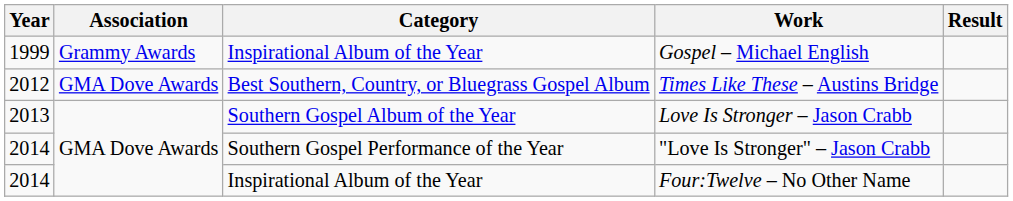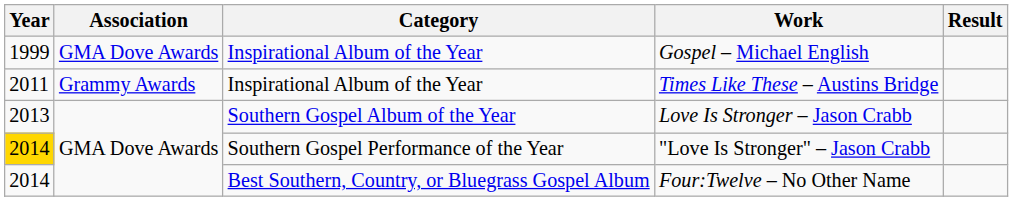(127, 52) Grammy Awards -> (139, 52) GMA Dove Awards
(29, 84) 2012 -> (29, 84) 2011
(139, 84) GMA Dove Awards -> (127, 84) Grammy Awards
(439, 84) Best Southern, Country, or Bluegrass Gospel Album -> (355, 84) Inspirational Album of the Year
(29, 148) no background -> (29, 148) gold background
(355, 180) Inspirational Album of the Year -> (439, 180) Best Southern, Country, or Bluegrass Gospel Album
